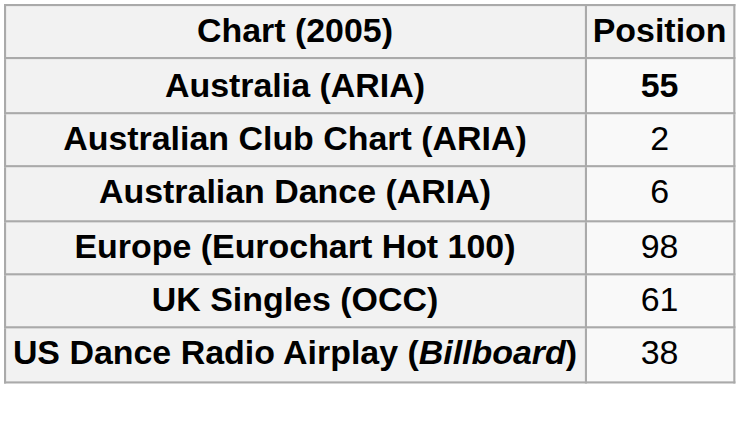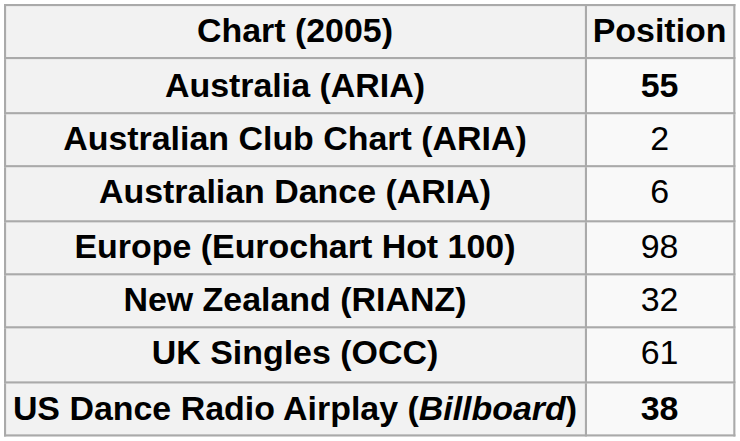+ row: (295, 300)
(660, 354) normal -> (660, 407) bold
